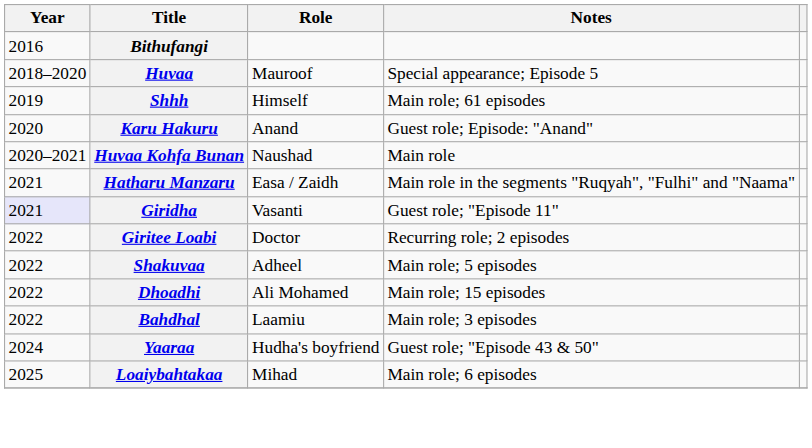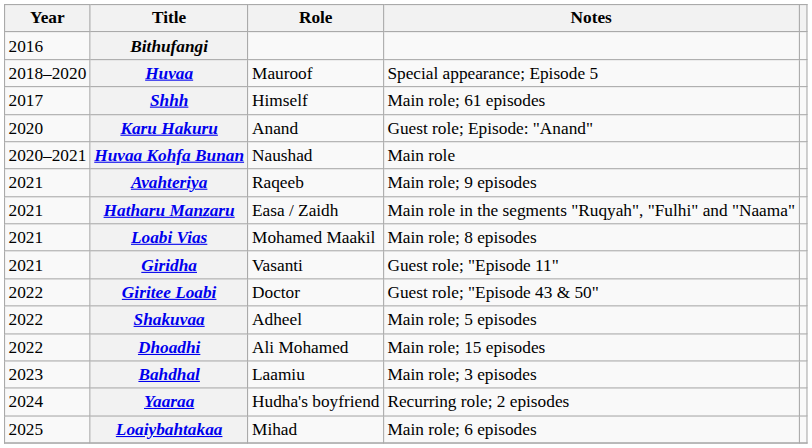(26, 100) 2019 -> (26, 100) 2017
+ row: (169, 182)
+ row: (169, 237)
(26, 210) lavender background -> (26, 264) no background
(478, 237) Recurring role; 2 episodes -> (493, 292) Guest role; "Episode 43 & 50"
(26, 319) 2022 -> (26, 374) 2023
(493, 347) Guest role; "Episode 43 & 50" -> (478, 401) Recurring role; 2 episodes
